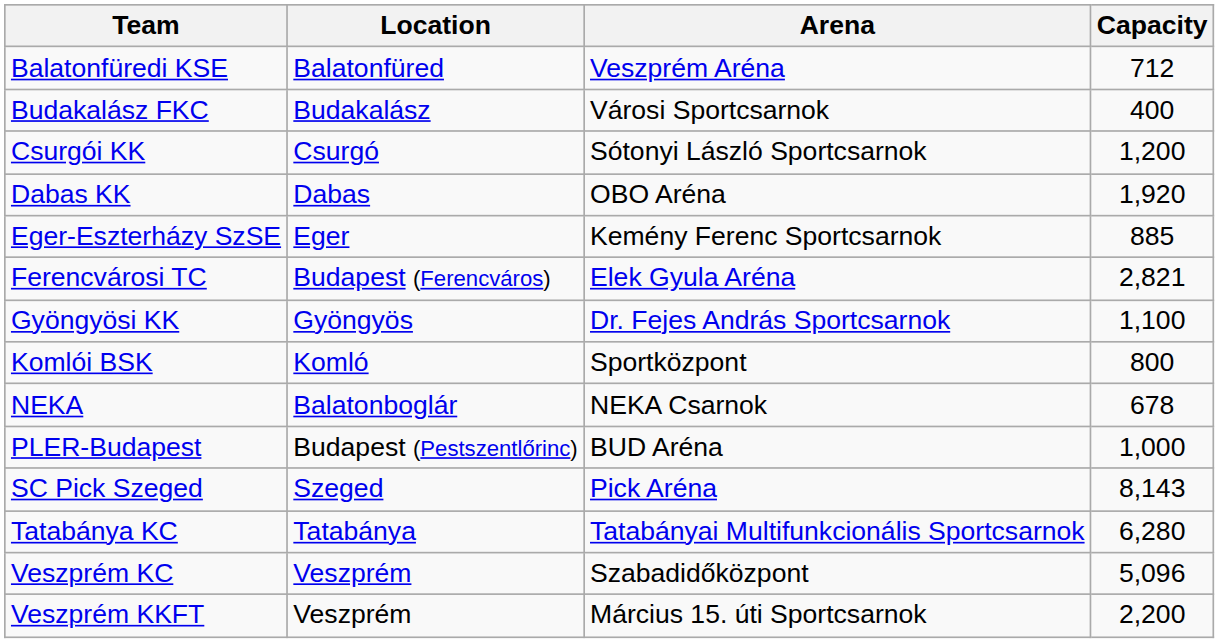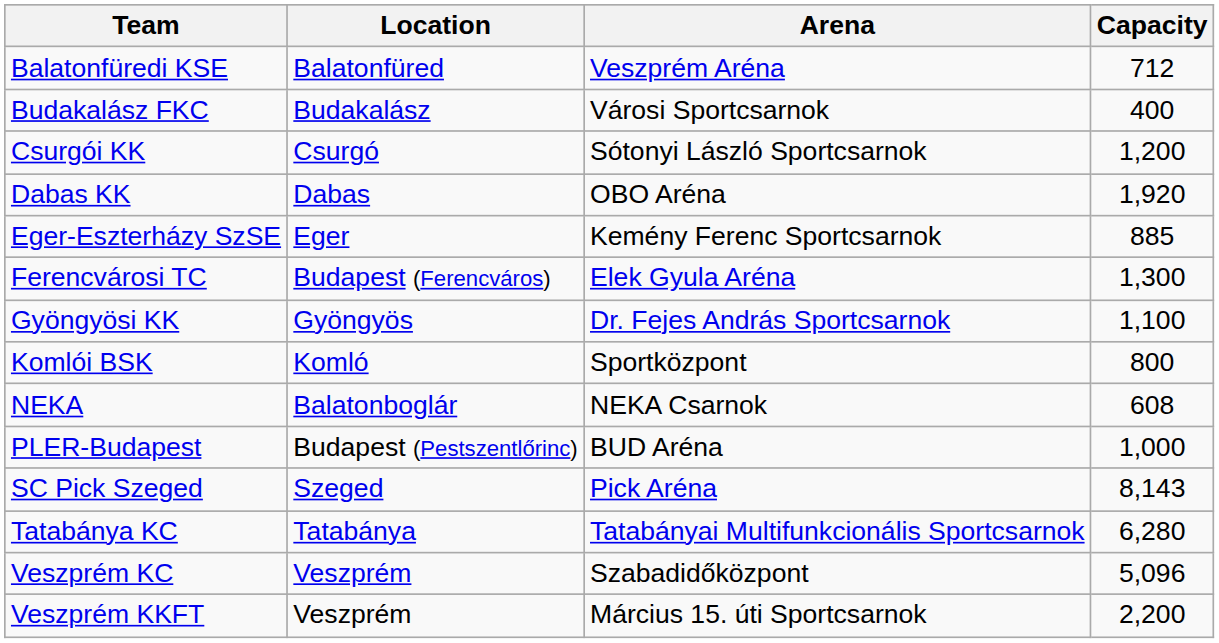(1152, 278) 2,821 -> (1152, 278) 1,300
(1152, 404) 678 -> (1152, 404) 608
